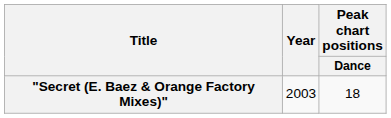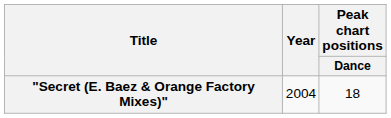(301, 94) 2003 -> (301, 94) 2004
